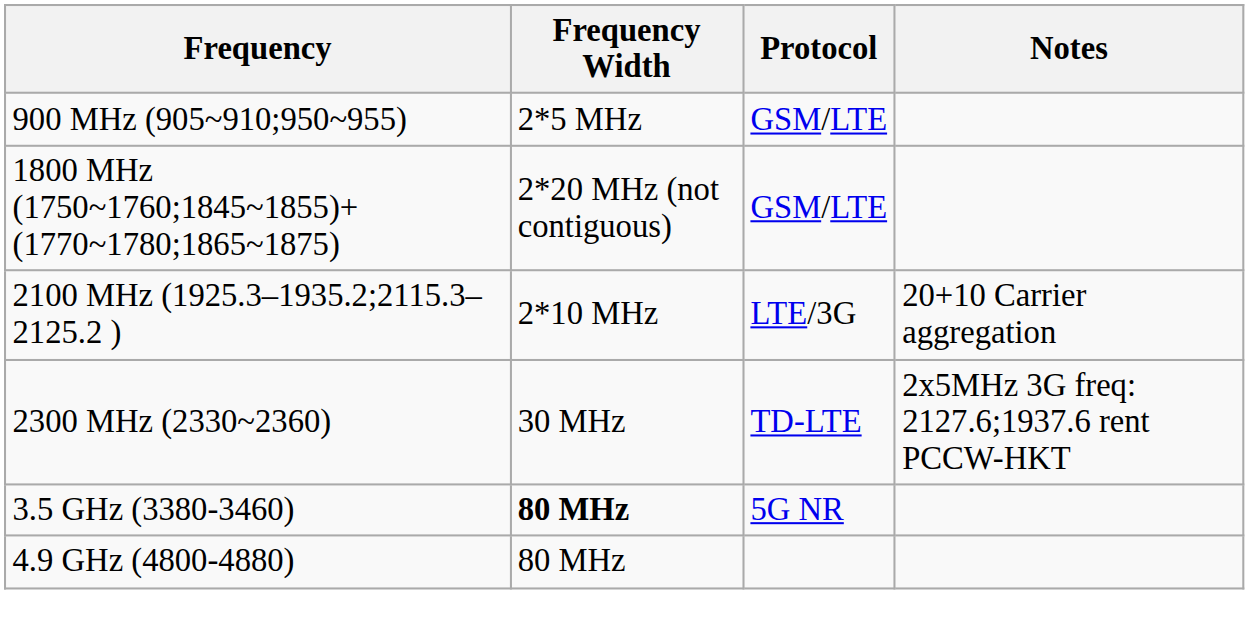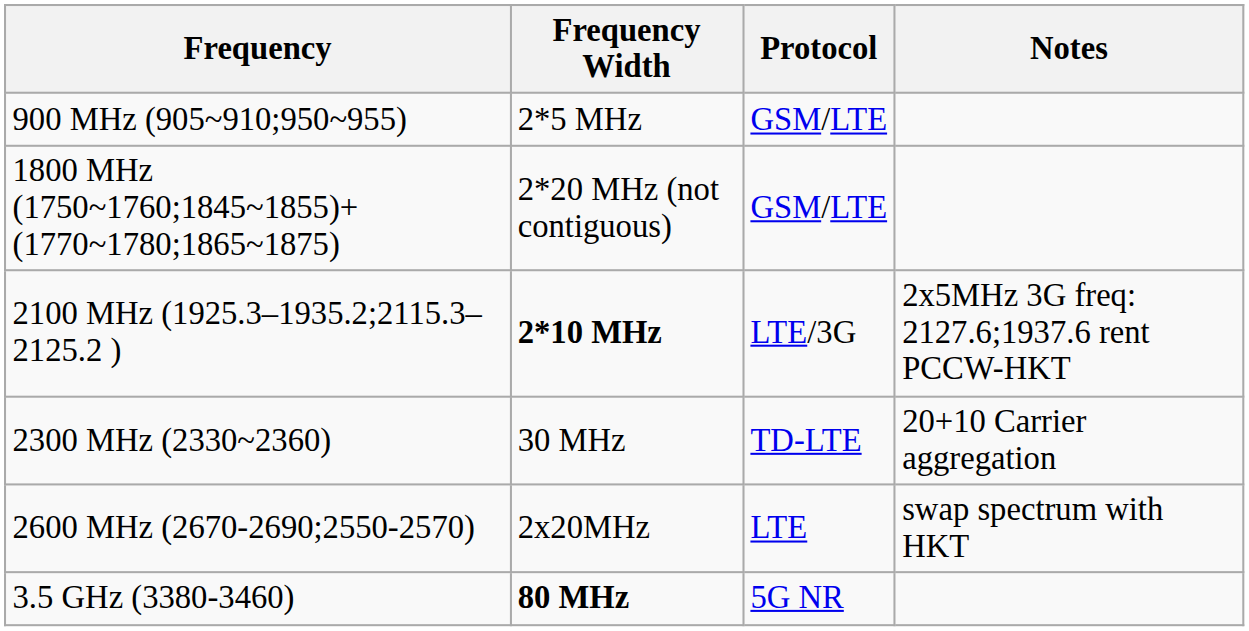(588, 314) normal -> (590, 332) bold
(994, 314) 20+10 Carrier aggregation -> (1026, 332) 2x5MHz 3G freq: 2127.6;1937.6 rent PCCW-HKT
(1026, 421) 2x5MHz 3G freq: 2127.6;1937.6 rent PCCW-HKT -> (994, 439) 20+10 Carrier aggregation
+ row: (244, 527)
- row: (154, 561)
